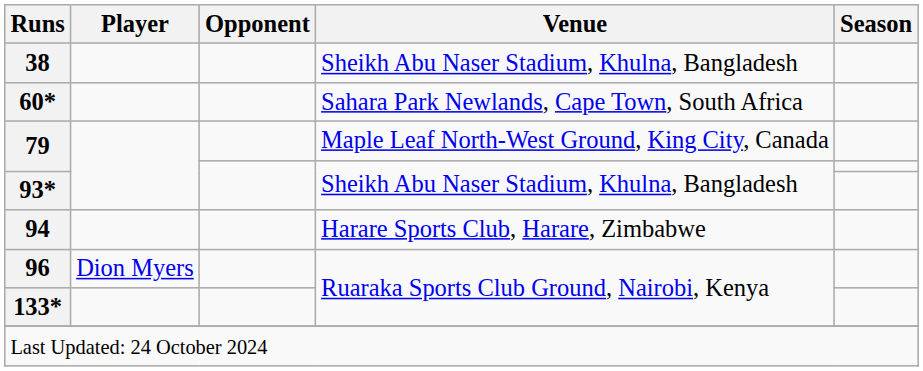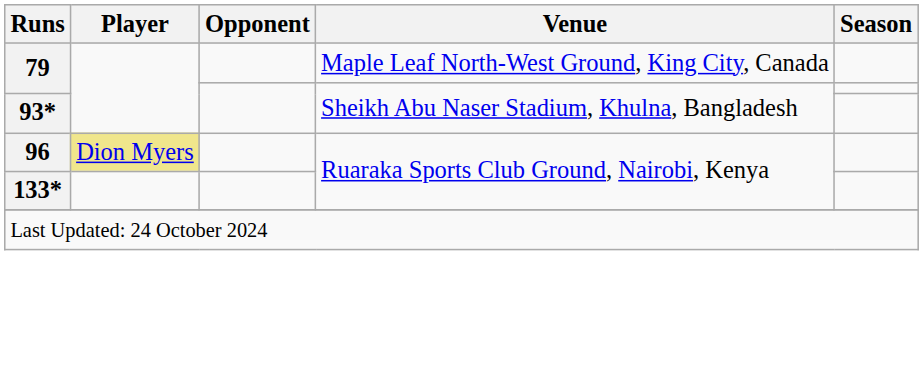- row: (38, 62)
- row: (38, 101)
- row: (38, 229)
(135, 268) no background -> (135, 151) khaki background
